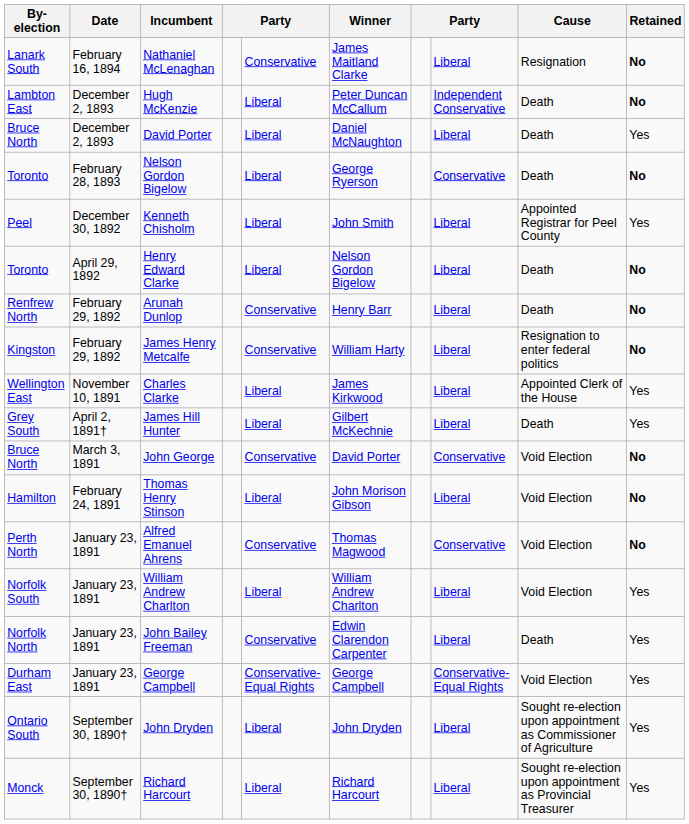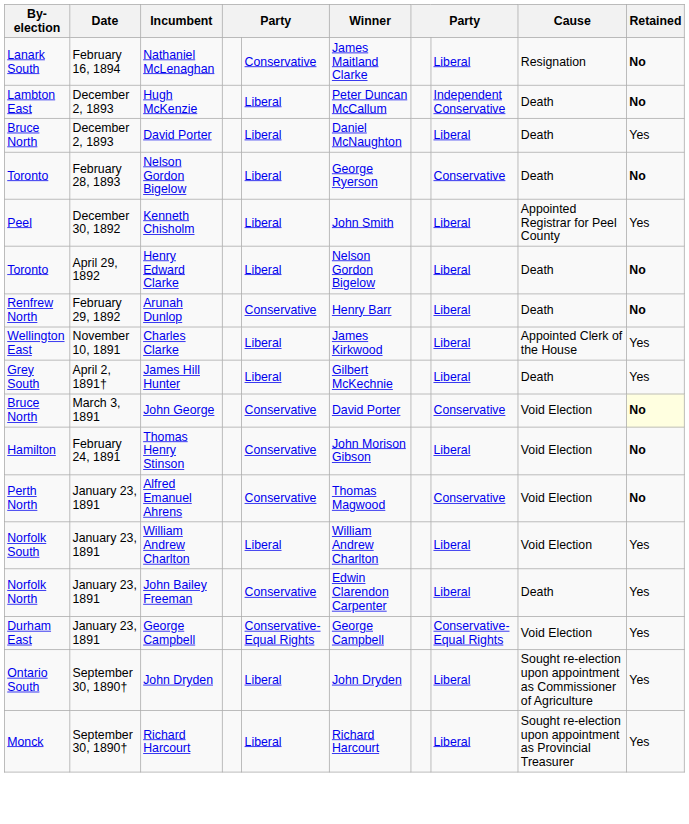- row: (179, 350)
(638, 457) no background -> (638, 410) lightyellow background
(263, 498) Liberal -> (281, 450) Conservative
